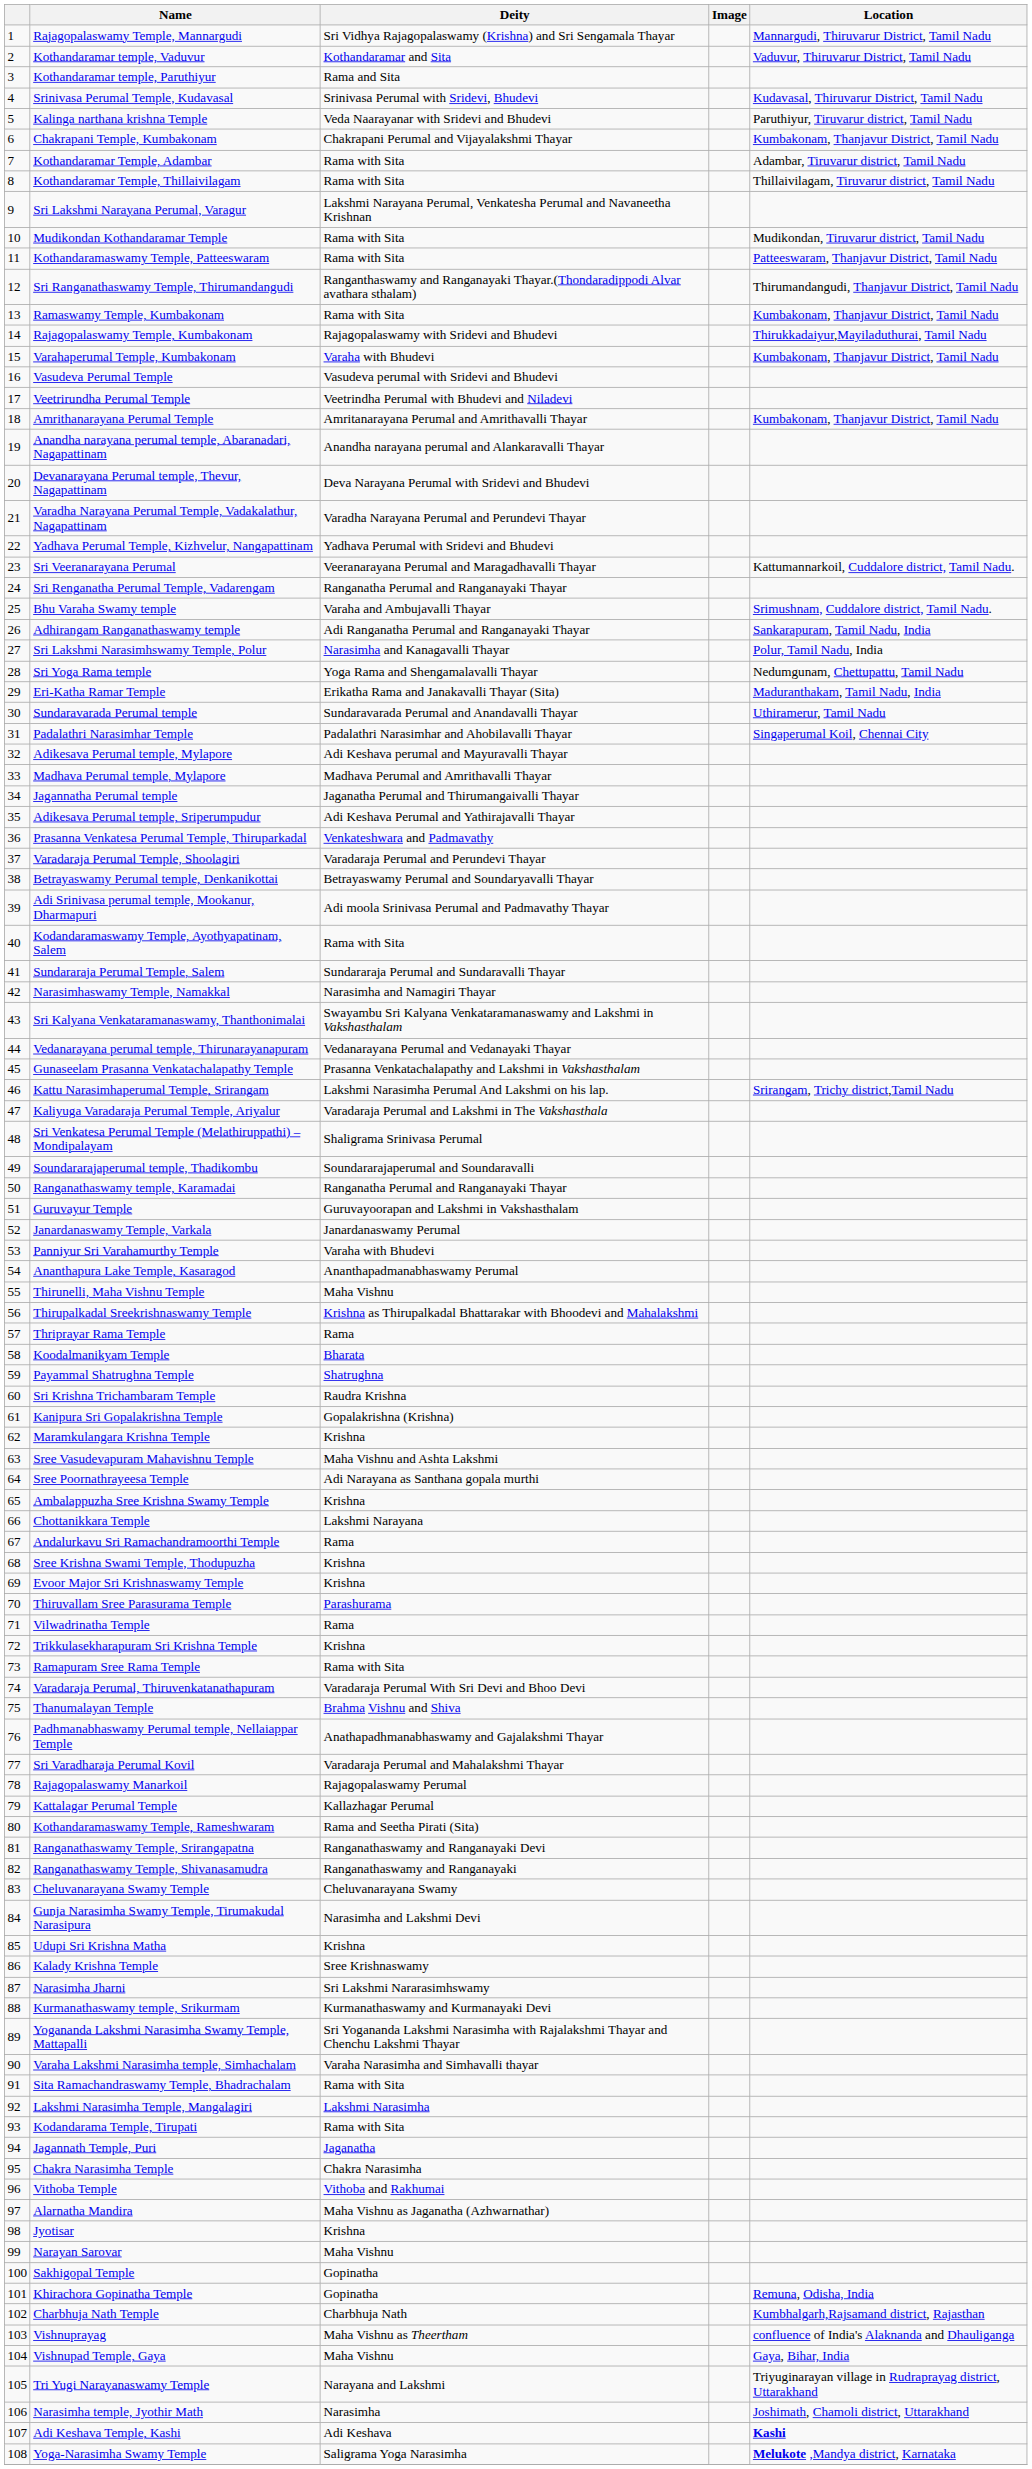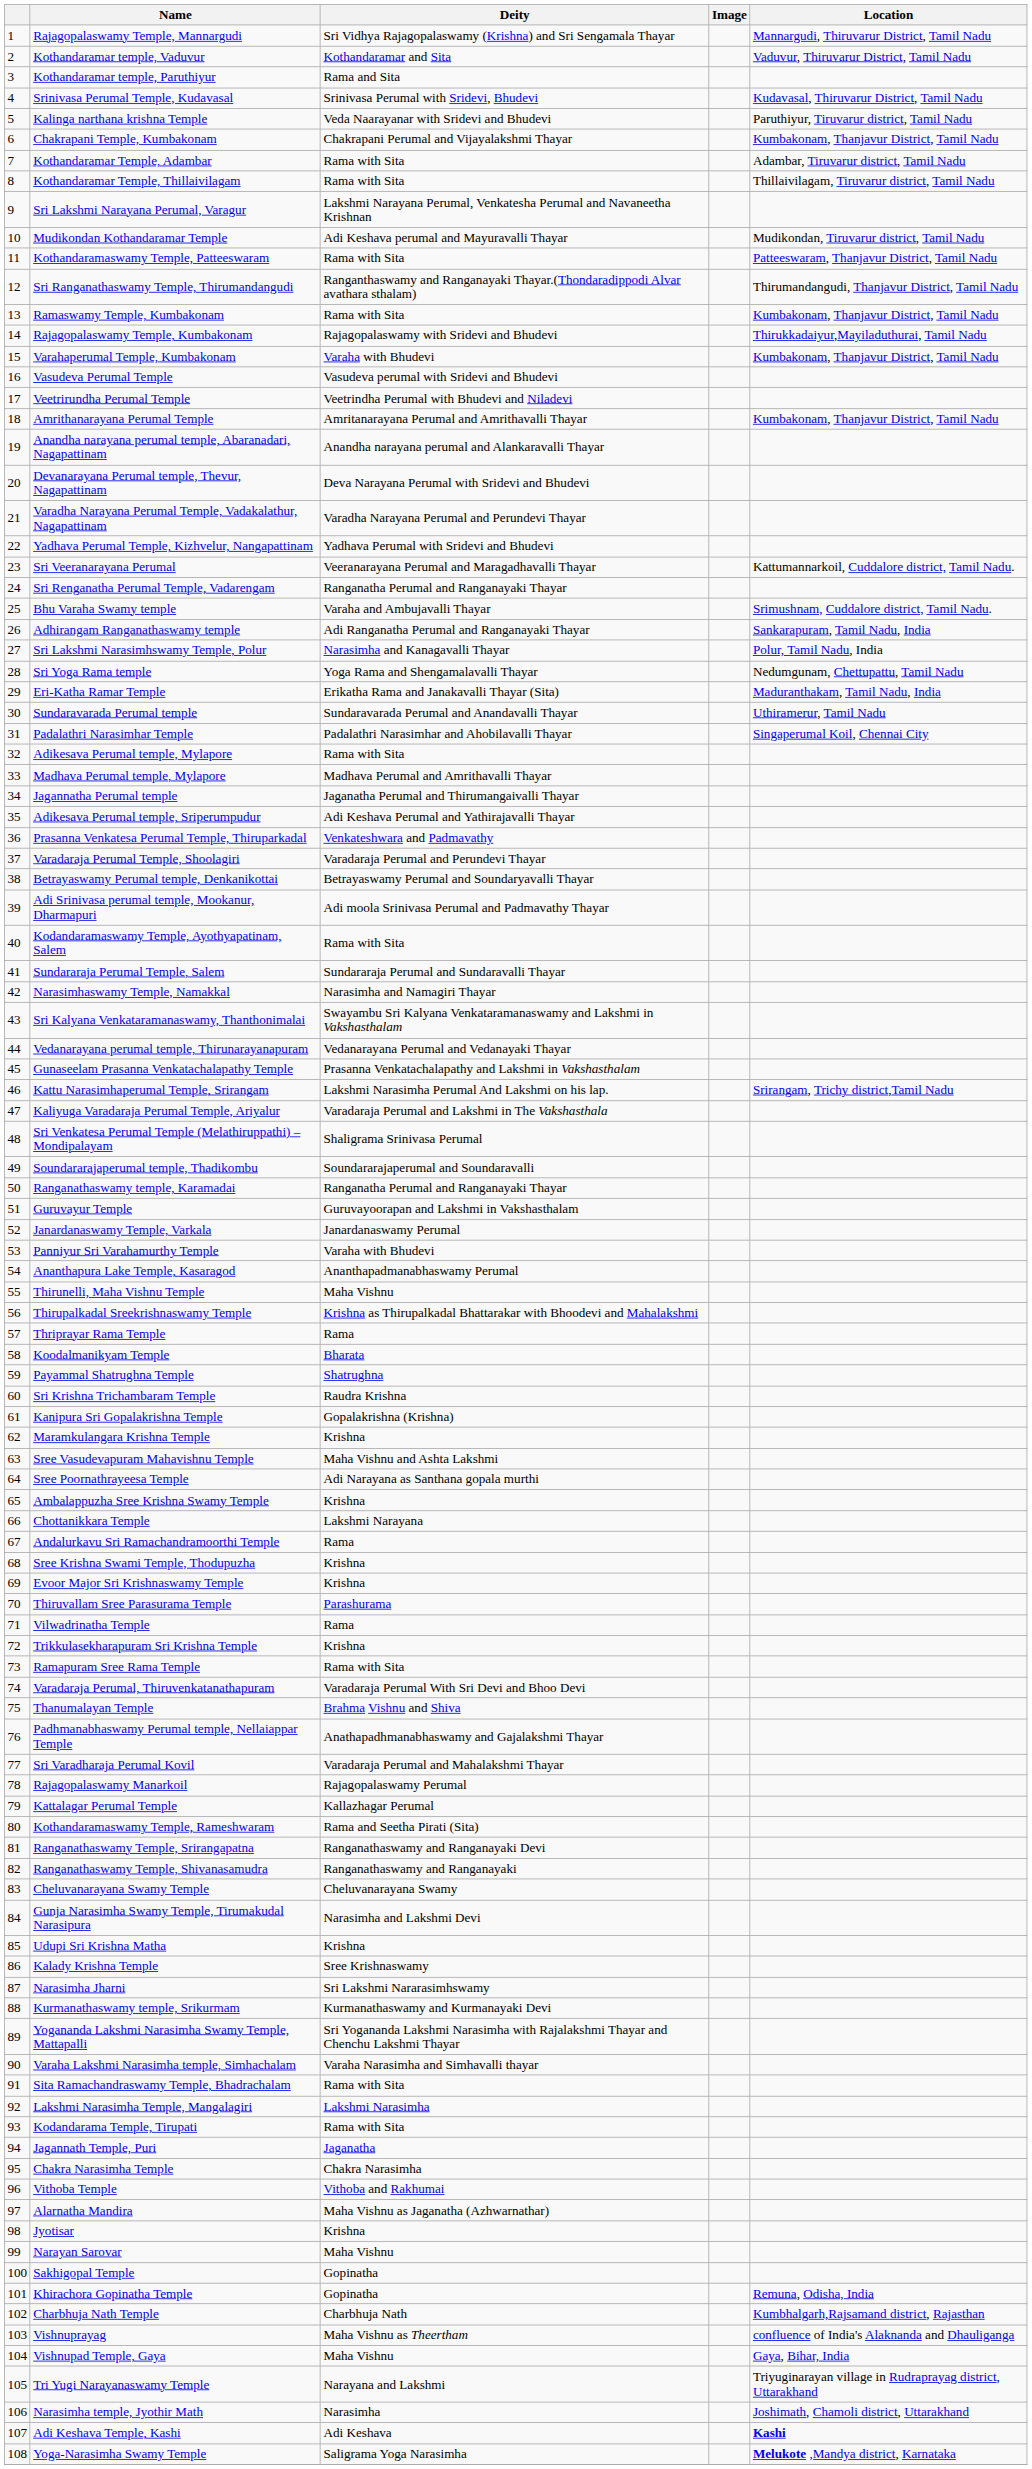(364, 237) Rama with Sita -> (446, 237) Adi Keshava perumal and Mayuravalli Thayar
(446, 754) Adi Keshava perumal and Mayuravalli Thayar -> (364, 754) Rama with Sita
